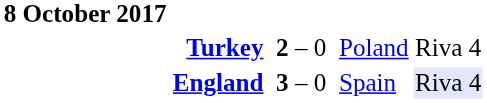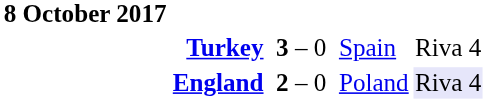(301, 48) 2 – 0 -> (301, 48) 3 – 0
(374, 48) Poland -> (368, 48) Spain
(301, 82) 3 – 0 -> (301, 82) 2 – 0
(368, 82) Spain -> (374, 82) Poland
